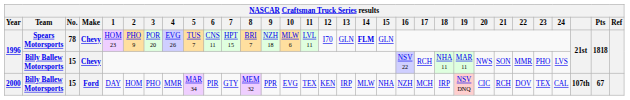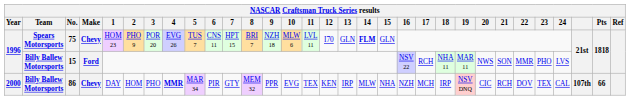(72, 40) 78 -> (72, 40) 75
(91, 62) Chevy -> (91, 62) Ford
(72, 84) 15 -> (72, 84) 86
(91, 84) Ford -> (91, 84) Chevy
(173, 84) normal -> (174, 84) bold
(600, 84) 67 -> (602, 84) 66
